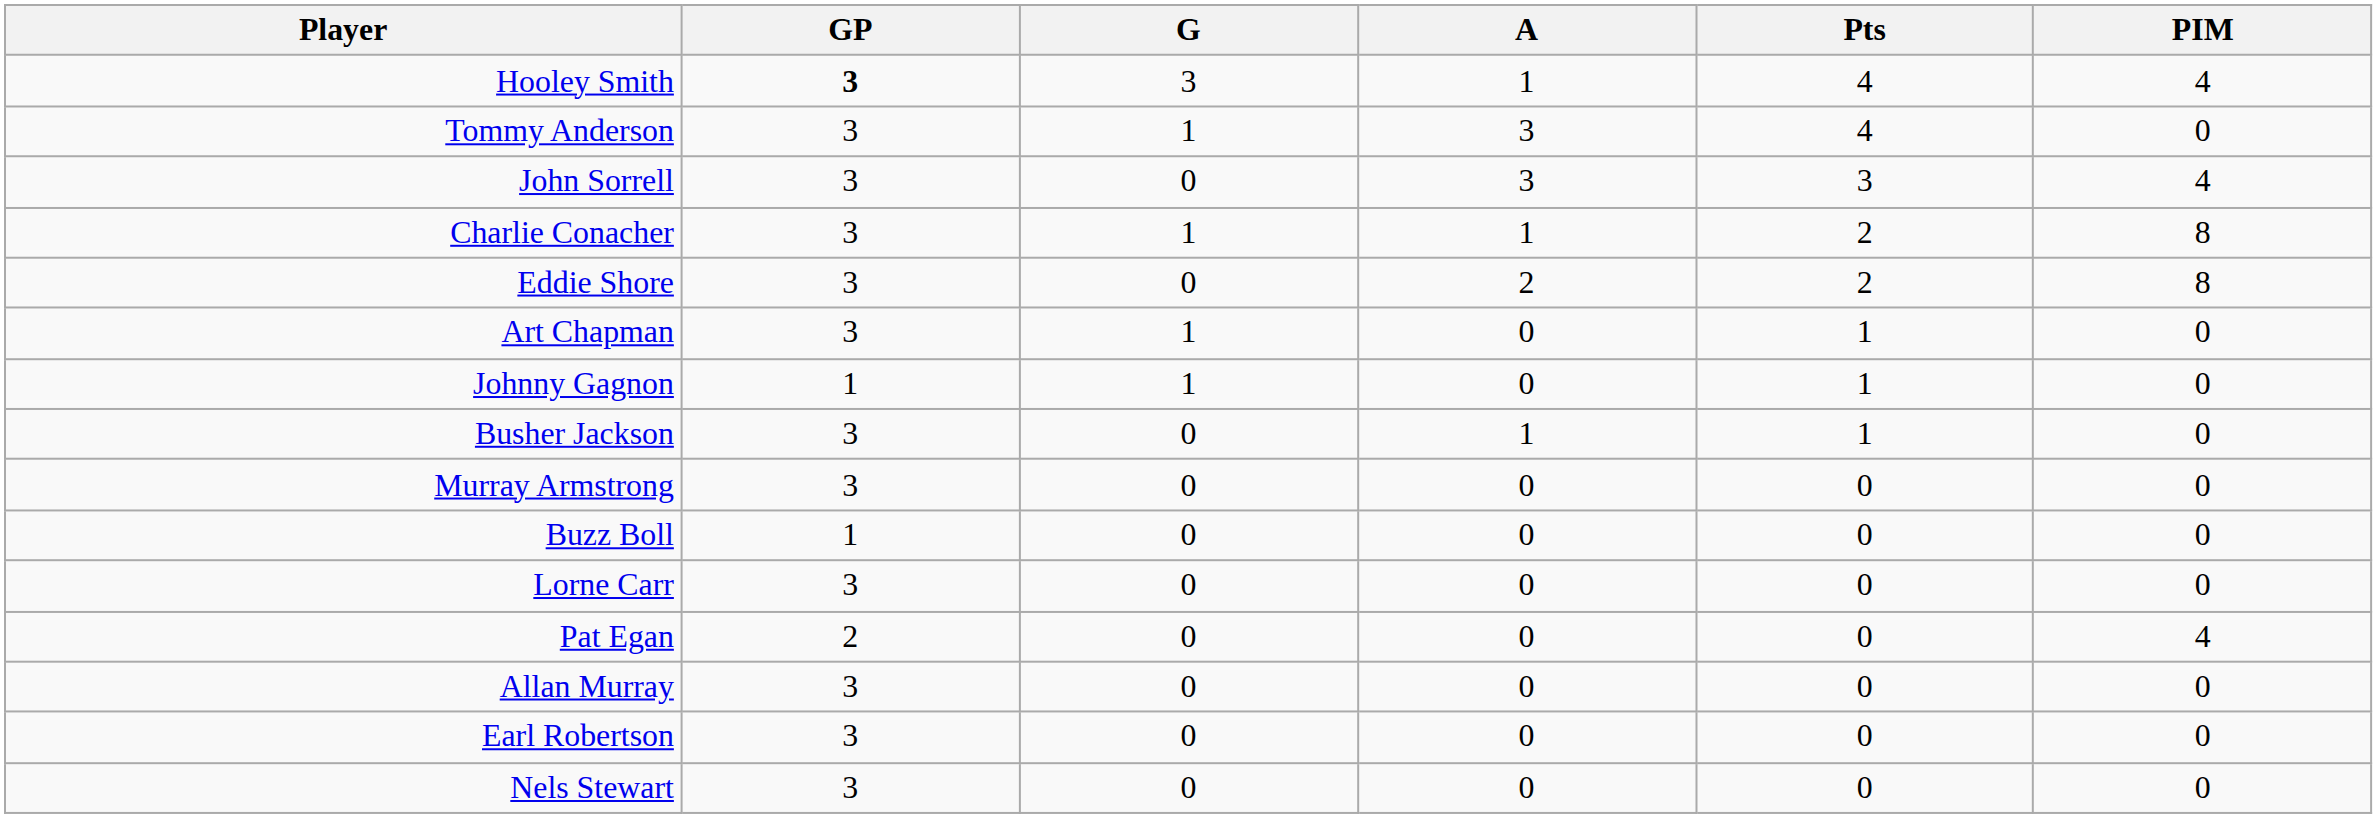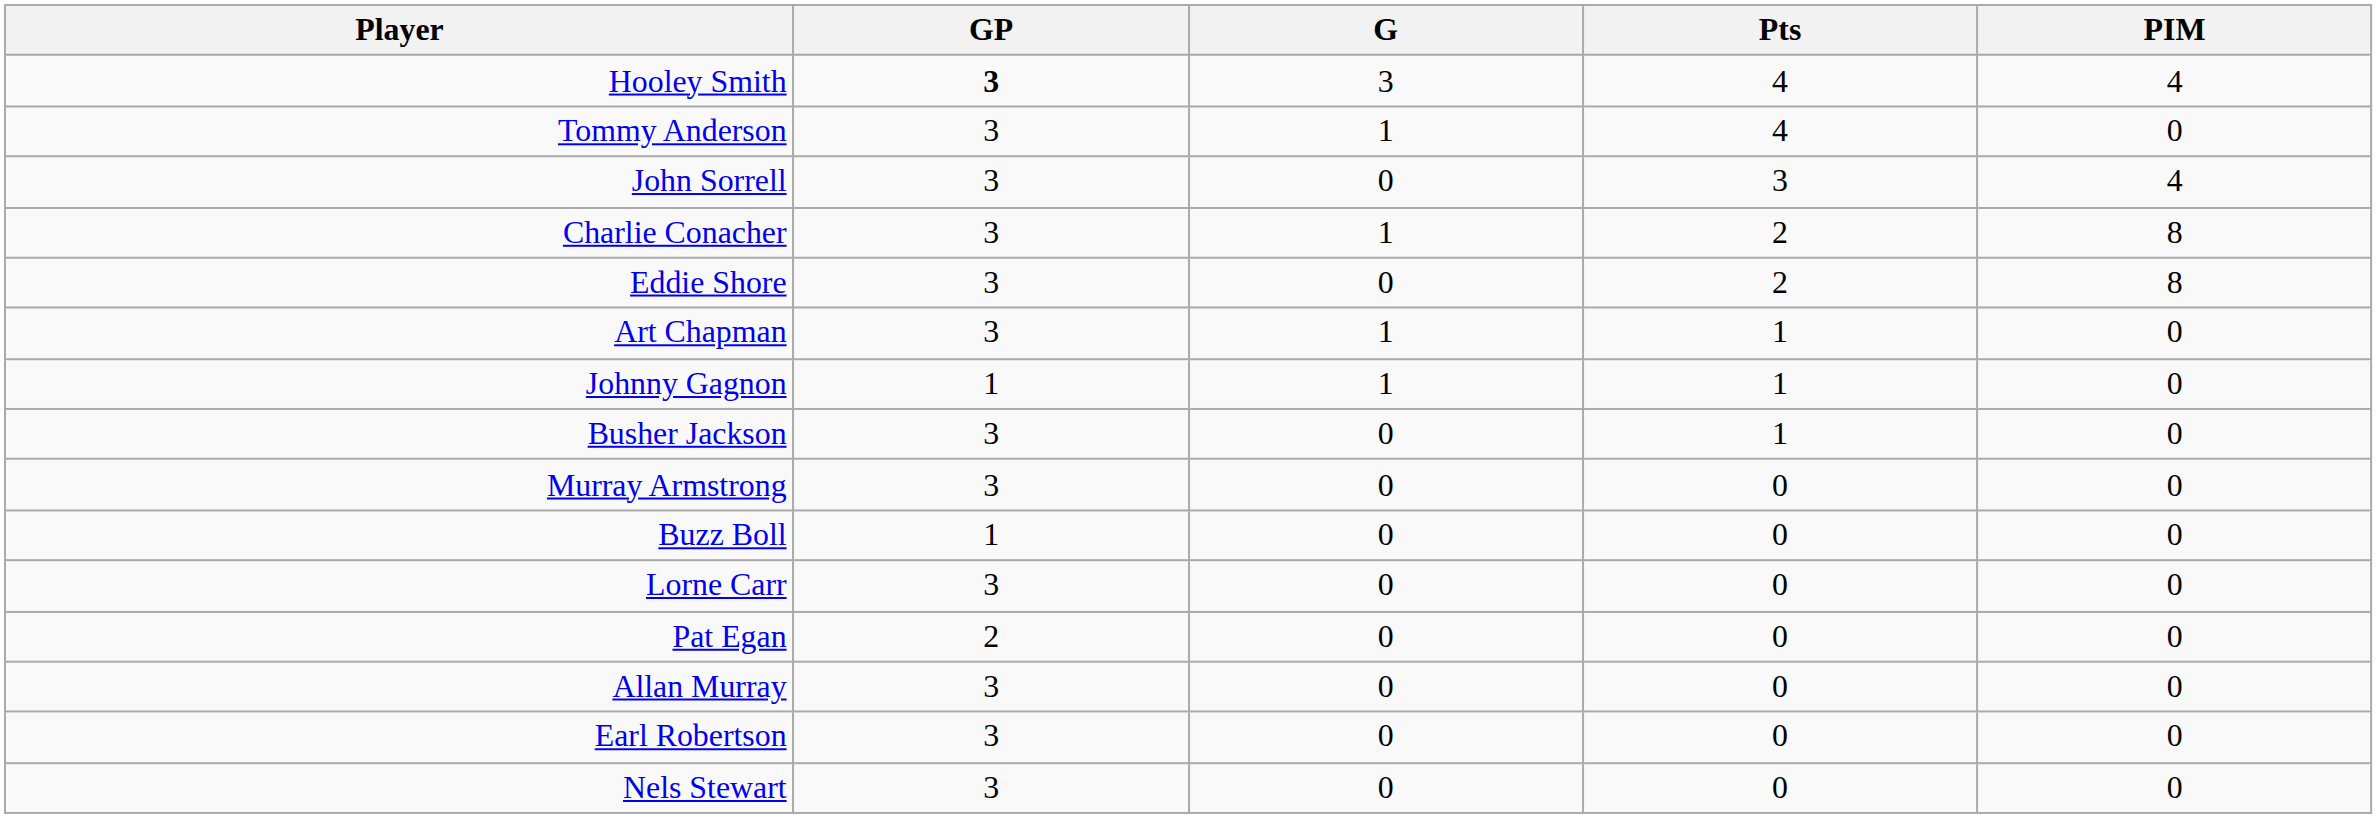- column: (1527, 29)
(2203, 635) 4 -> (2175, 635) 0
